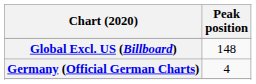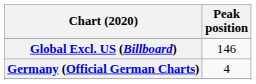(227, 48) 148 -> (227, 48) 146
